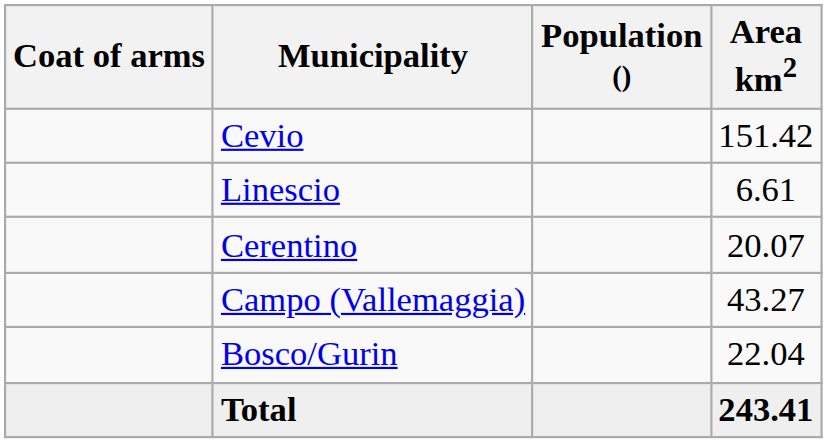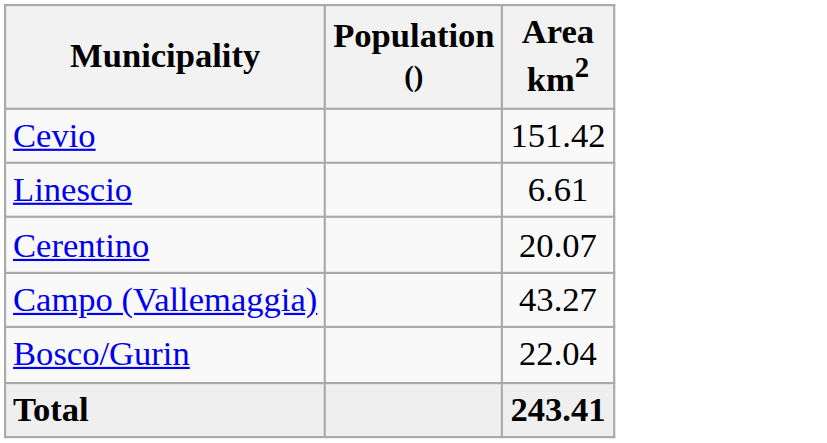- column: (109, 56)
